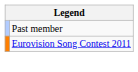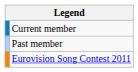+ row: (44, 28)
